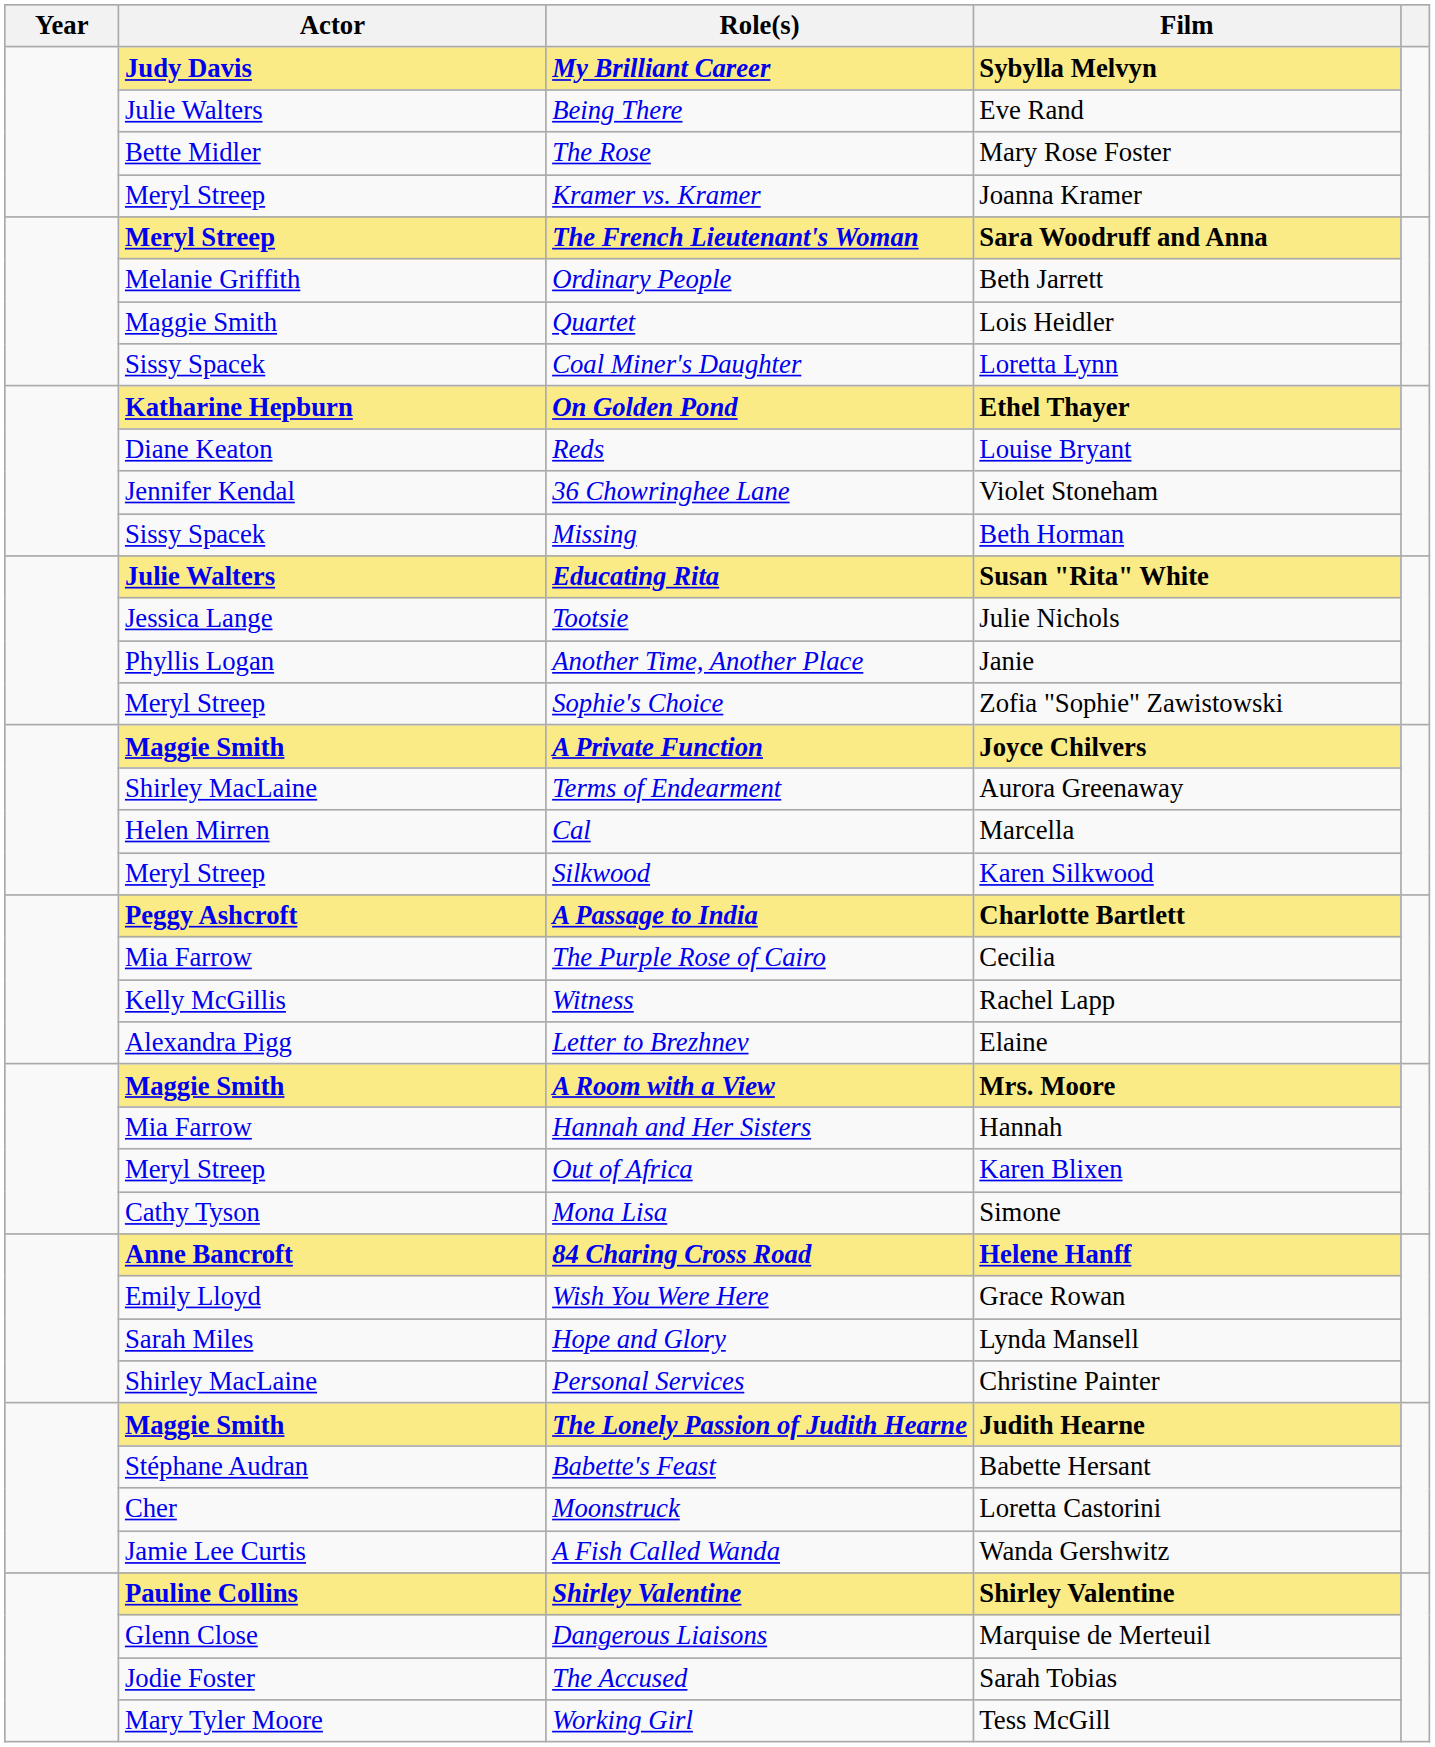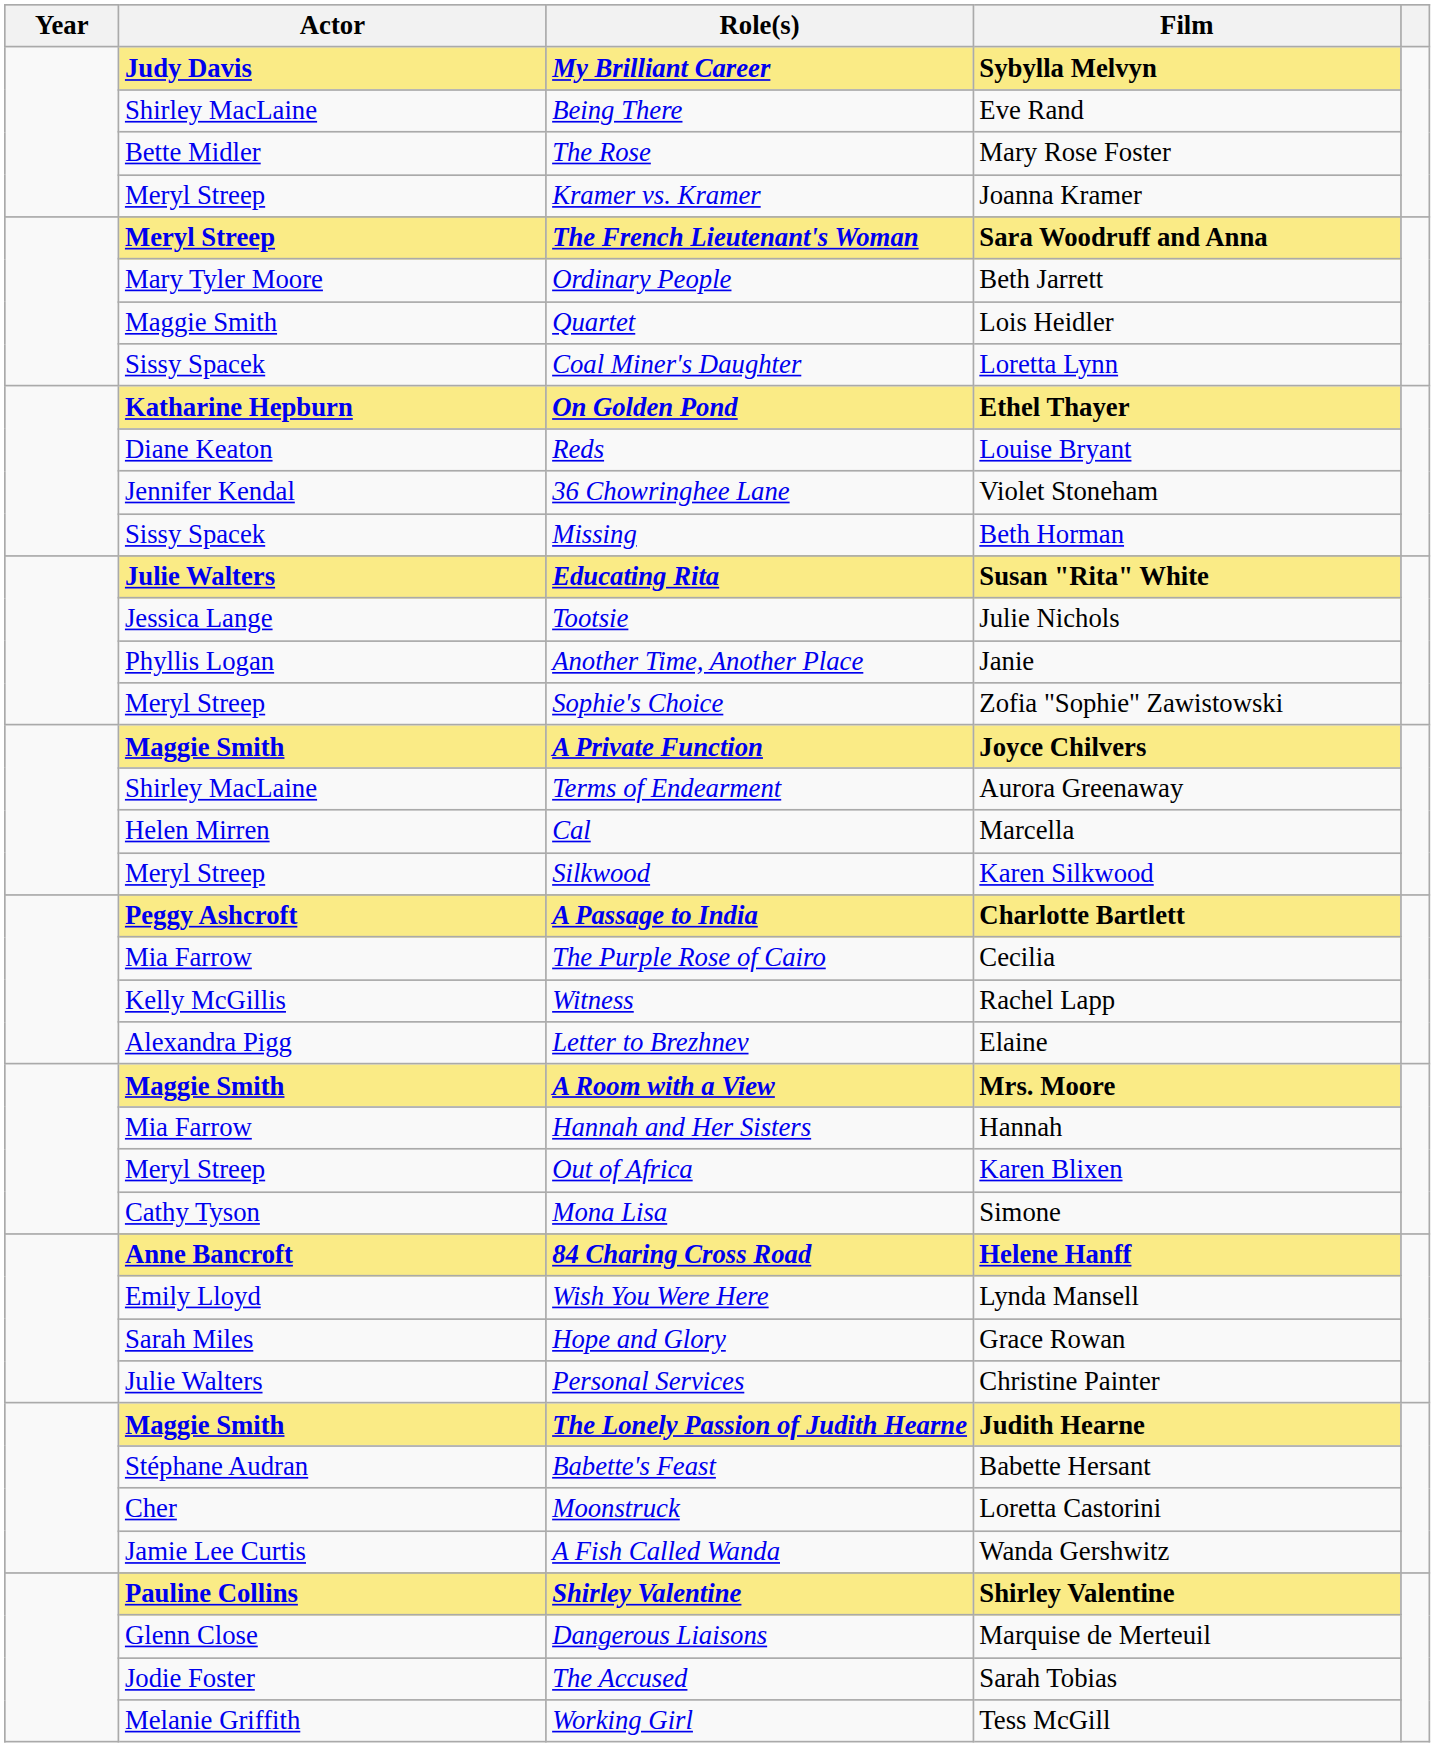(194, 110) Julie Walters -> (221, 110) Shirley MacLaine
(213, 279) Melanie Griffith -> (224, 279) Mary Tyler Moore
(1052, 1296) Grace Rowan -> (1059, 1296) Lynda Mansell
(1059, 1339) Lynda Mansell -> (1052, 1339) Grace Rowan
(221, 1381) Shirley MacLaine -> (194, 1381) Julie Walters
(224, 1720) Mary Tyler Moore -> (213, 1720) Melanie Griffith
